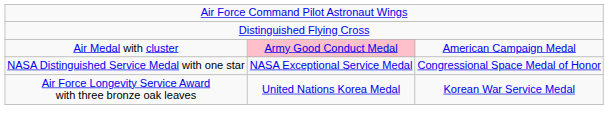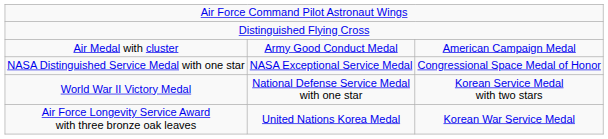(331, 48) pink background -> (331, 48) no background
+ row: (126, 89)
